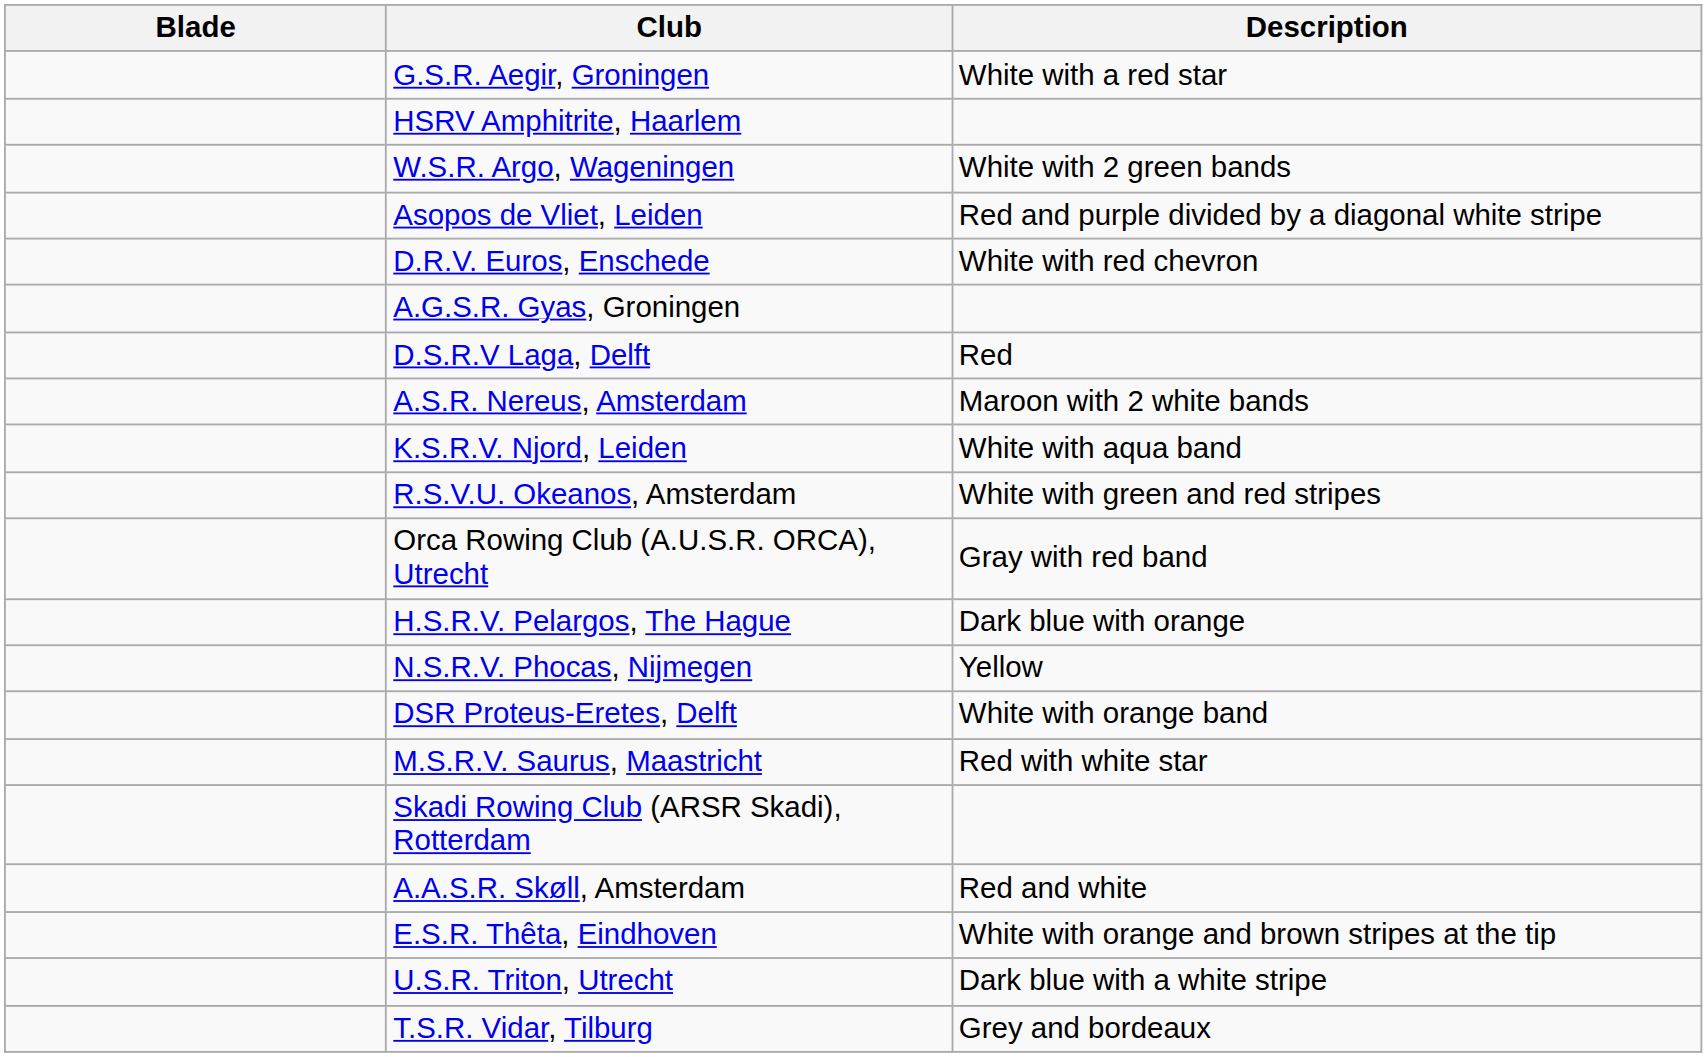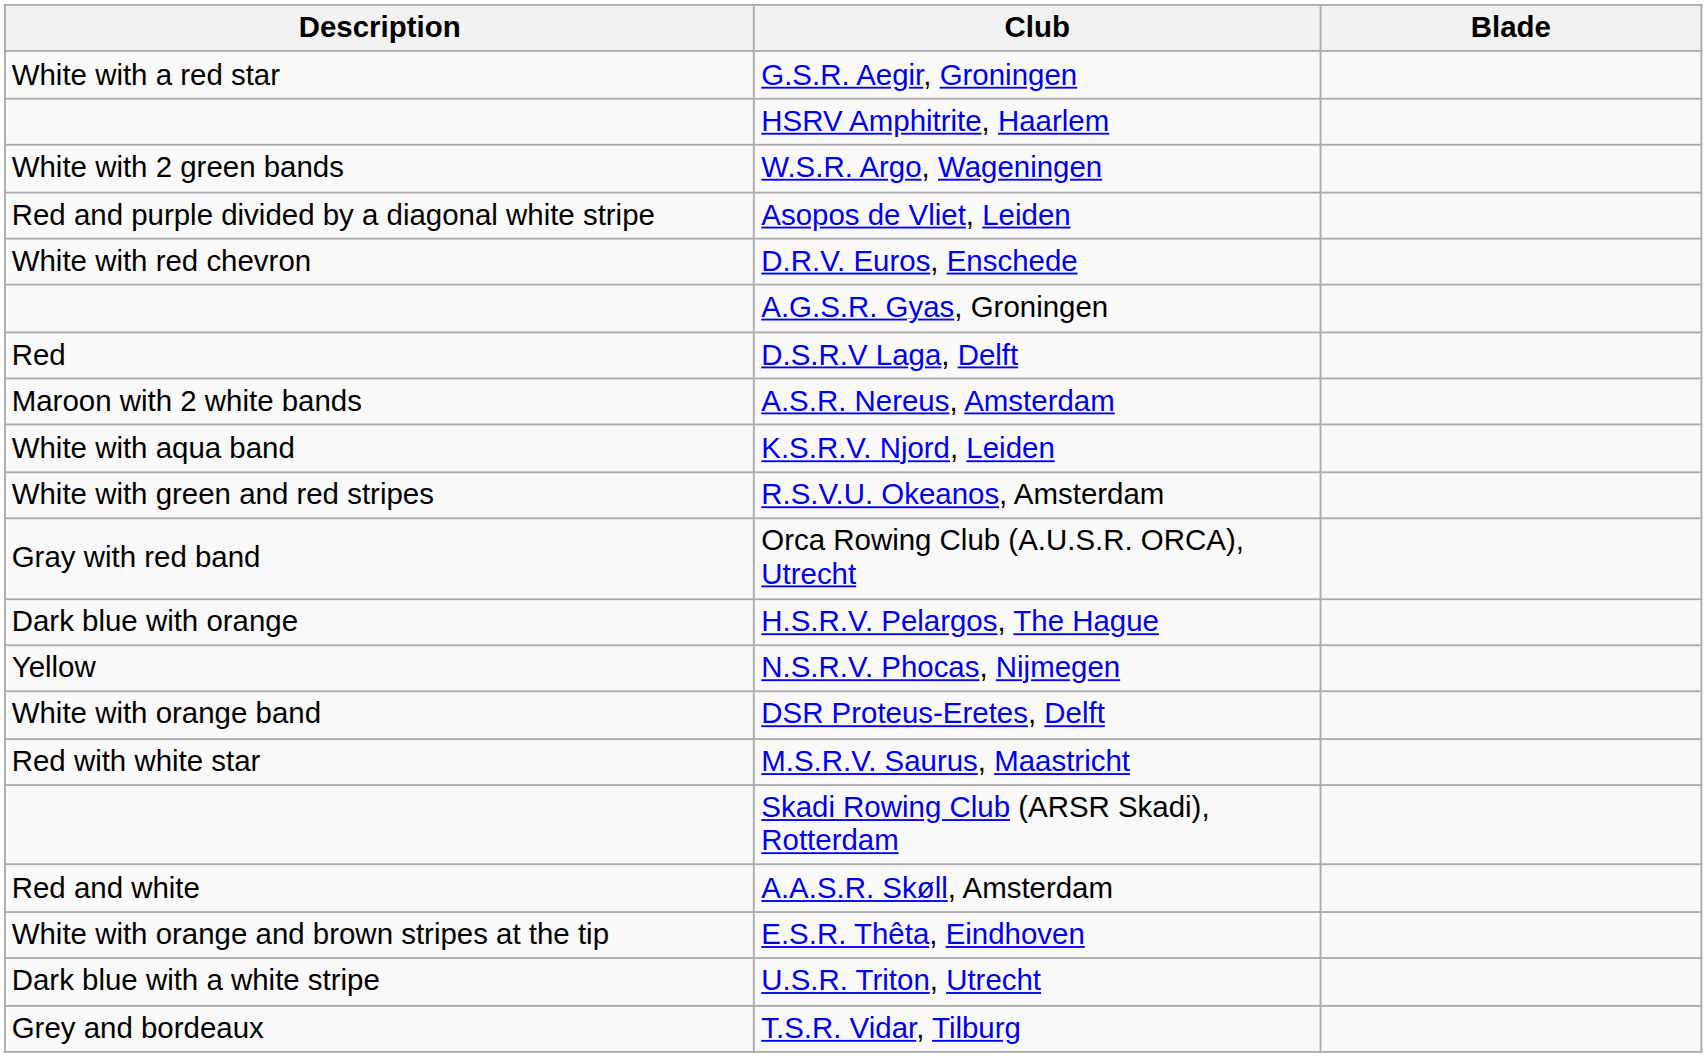columns swapped: (196, 27) <-> (1327, 27)
